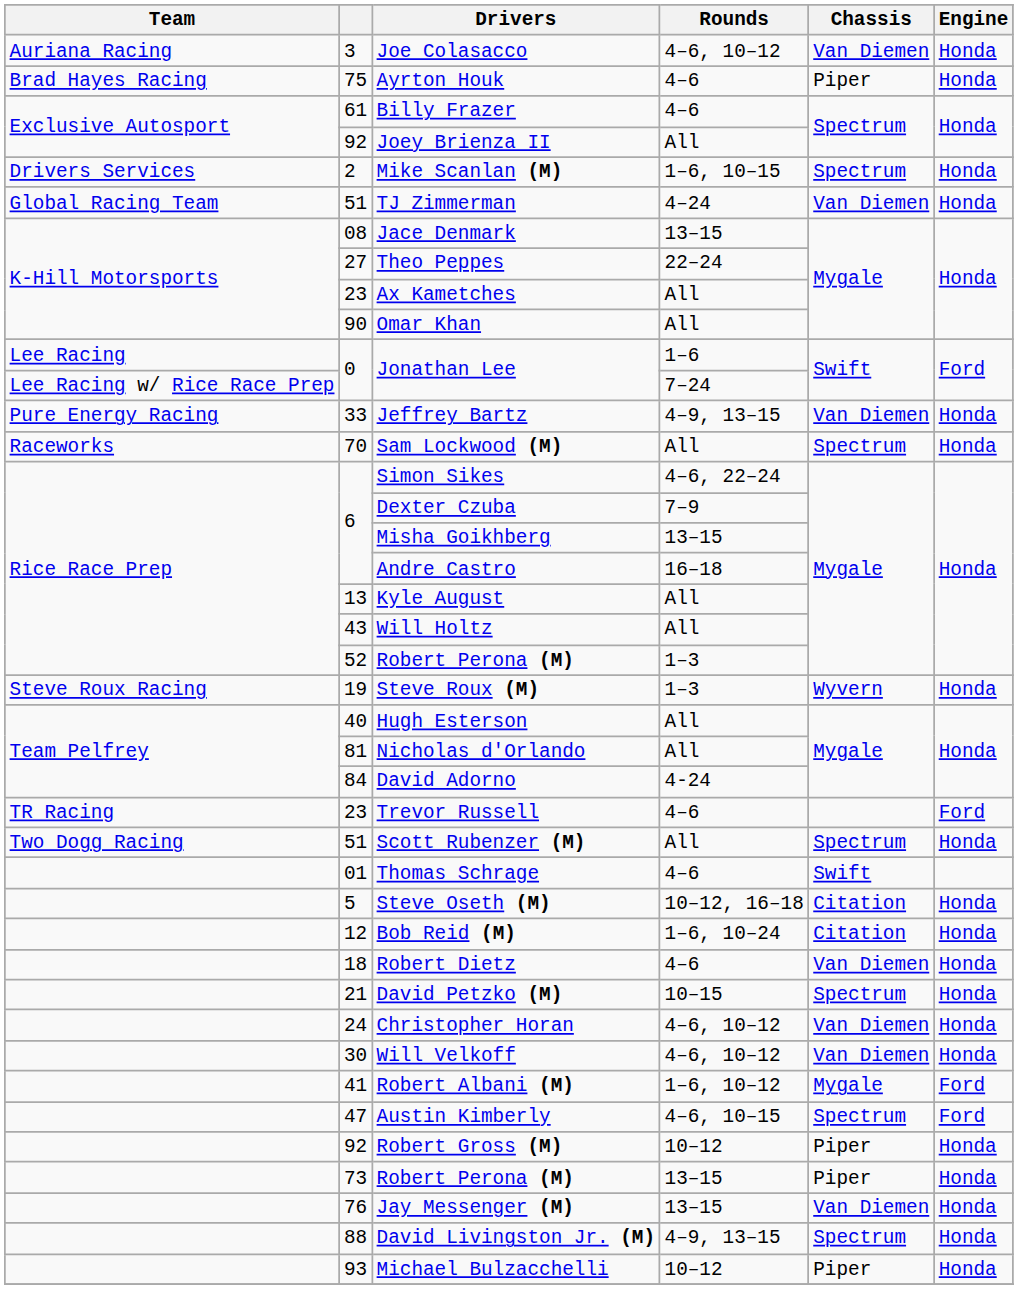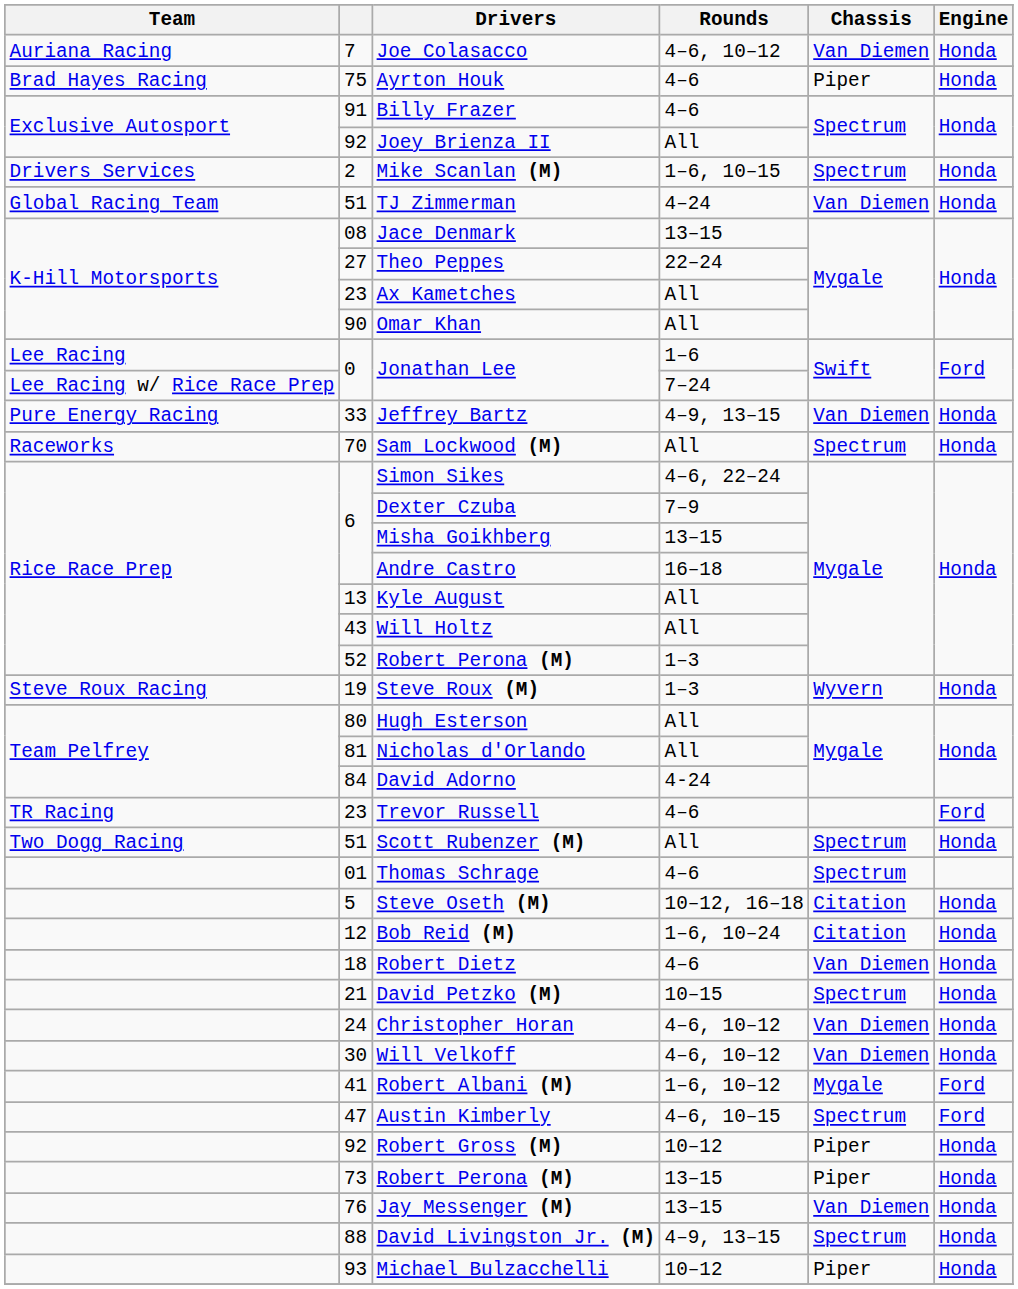(350, 51) 3 -> (350, 51) 7
(356, 112) 61 -> (356, 112) 91
(356, 721) 40 -> (356, 721) 80
(842, 873) Swift -> (860, 873) Spectrum
